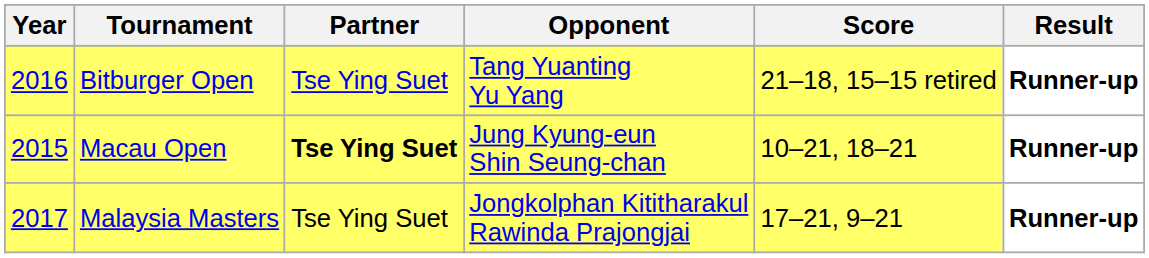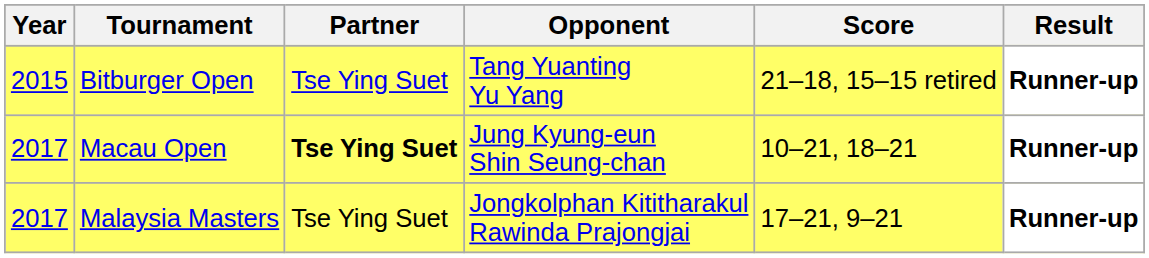(39, 80) 2016 -> (39, 80) 2015
(39, 149) 2015 -> (39, 149) 2017
